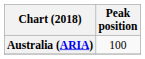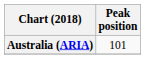(118, 44) 100 -> (118, 44) 101
